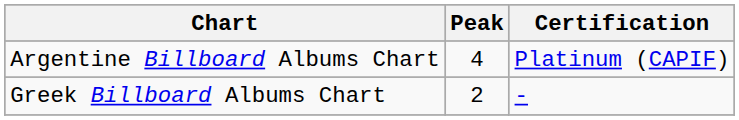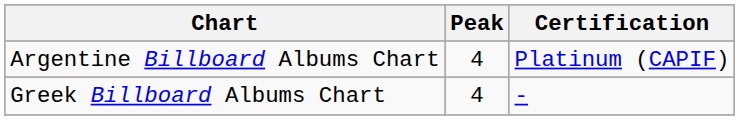(477, 96) 2 -> (477, 96) 4
